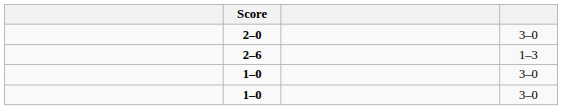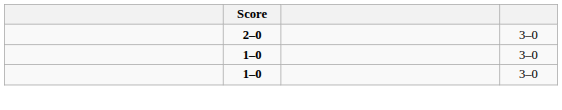- row: (252, 54)
